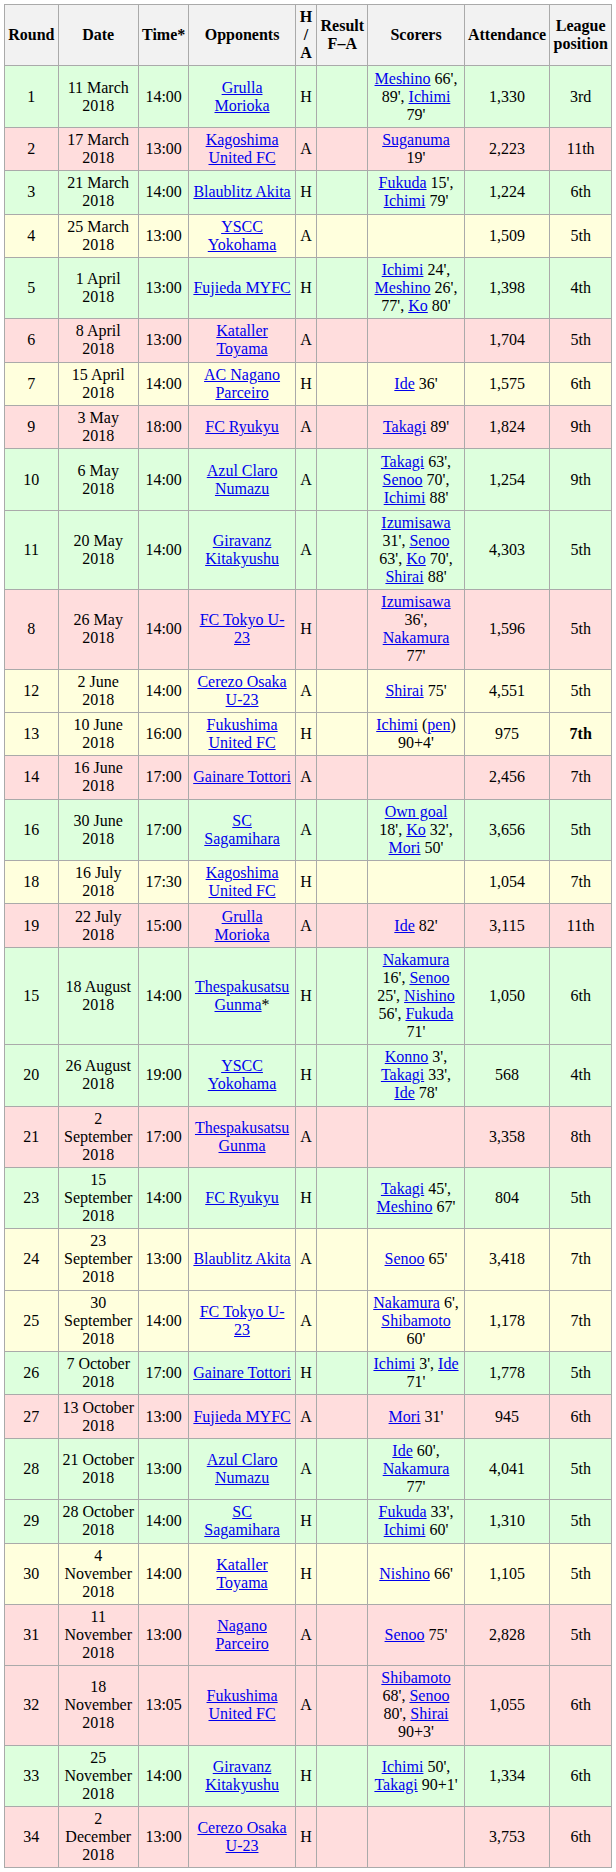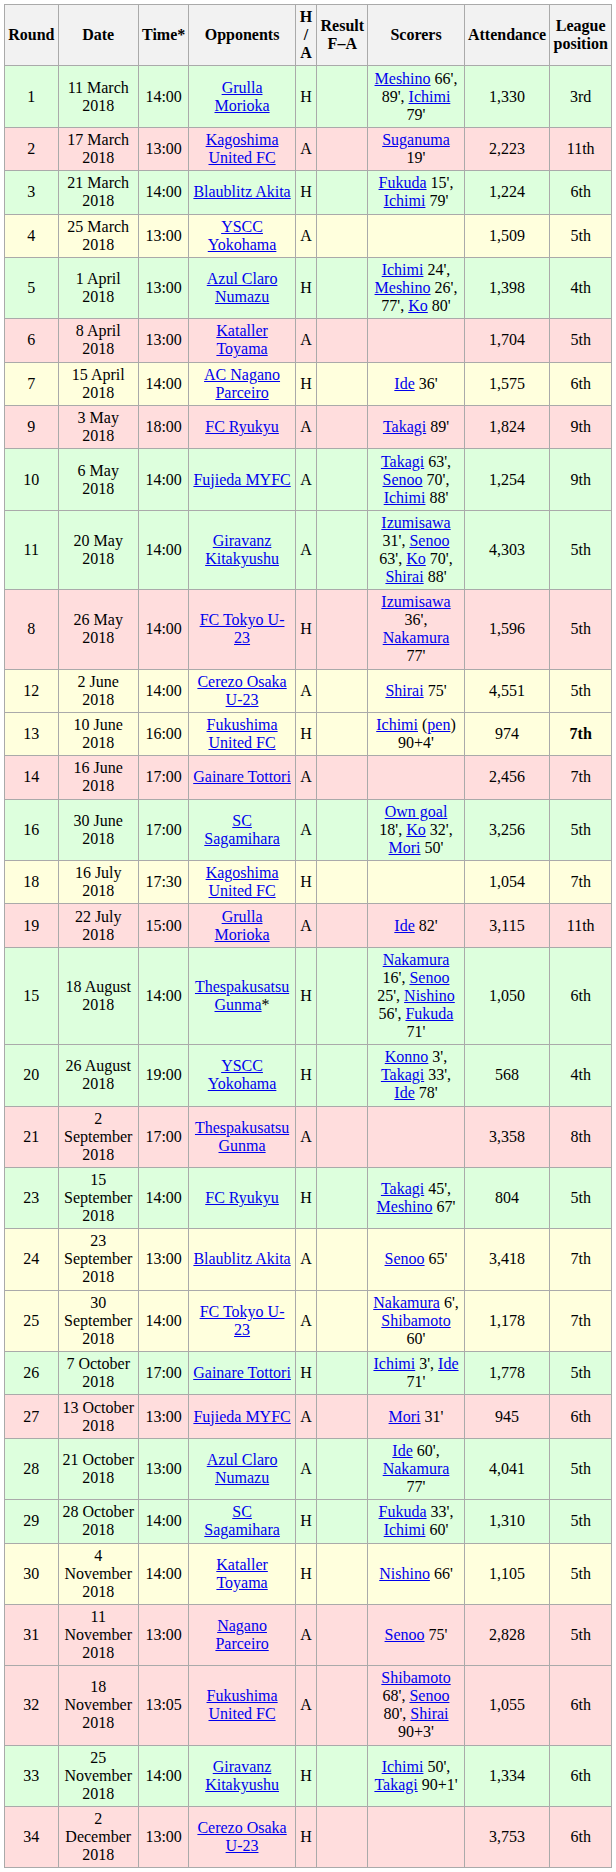(242, 288) Fujieda MYFC -> (242, 288) Azul Claro Numazu
(242, 479) Azul Claro Numazu -> (242, 479) Fujieda MYFC
(507, 734) 975 -> (507, 734) 974
(507, 829) 3,656 -> (507, 829) 3,256
